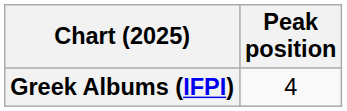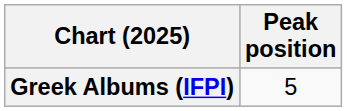(291, 86) 4 -> (291, 86) 5
